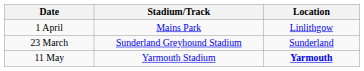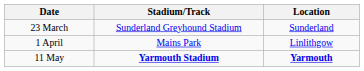rows swapped: (49, 43) <-> (49, 27)
(179, 58) normal -> (179, 58) bold
